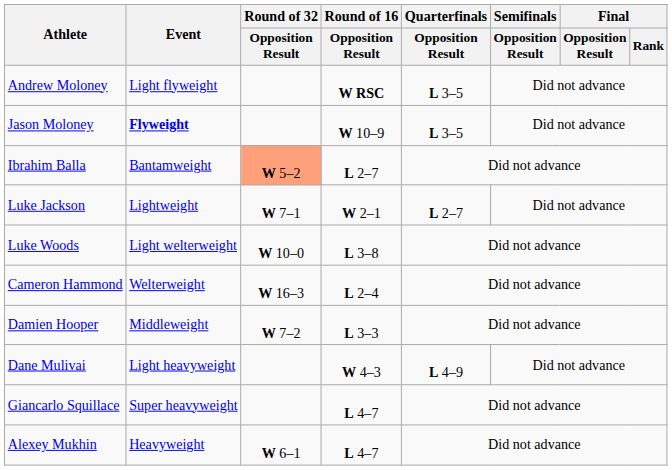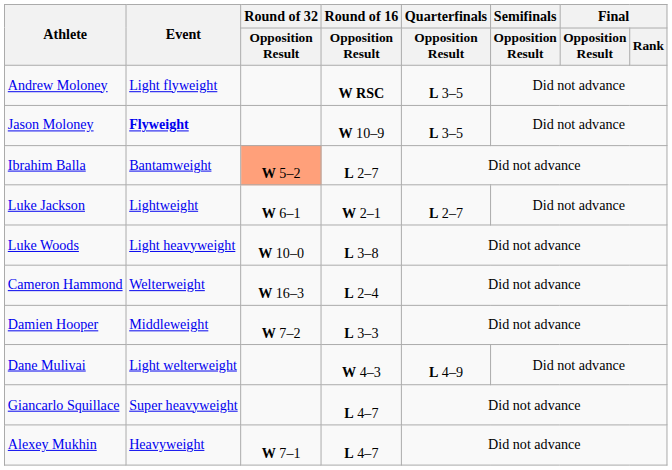(281, 213) W 7–1 -> (281, 213) W 6–1
(183, 245) Light welterweight -> (182, 245) Light heavyweight
(182, 365) Light heavyweight -> (183, 365) Light welterweight
(281, 453) W 6–1 -> (281, 453) W 7–1
